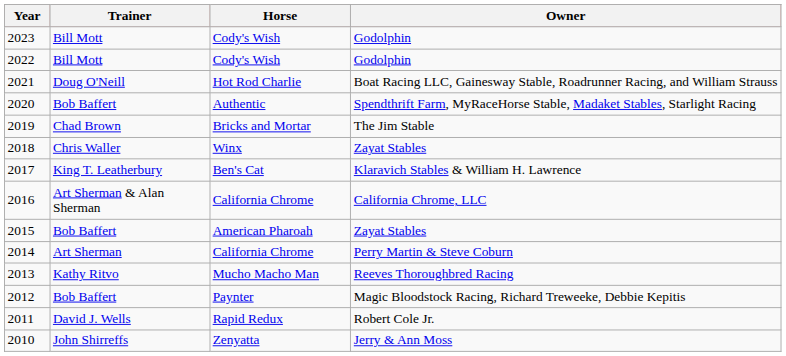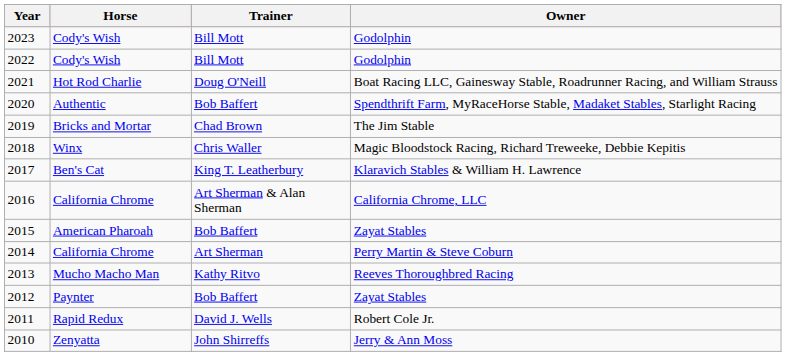columns swapped: (280, 15) <-> (130, 15)
(390, 148) Zayat Stables -> (520, 148) Magic Bloodstock Racing, Richard Treweeke, Debbie Kepitis
(520, 296) Magic Bloodstock Racing, Richard Treweeke, Debbie Kepitis -> (390, 296) Zayat Stables
